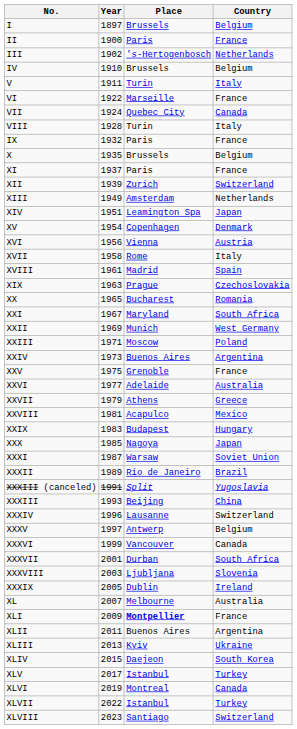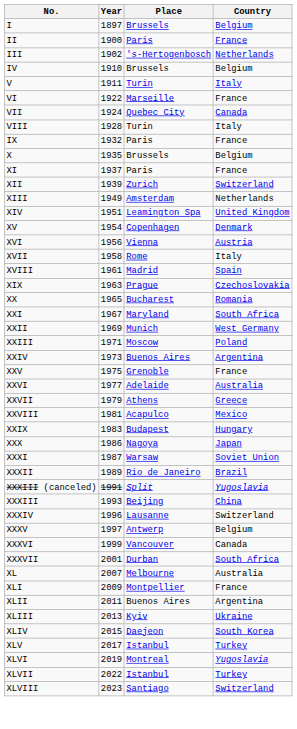(229, 213) Japan -> (253, 213) United Kingdom
(111, 444) 1985 -> (111, 444) 1986
- row: (25, 573)
- row: (20, 588)
(155, 617) bold -> (155, 588) normal
(231, 689) Canada -> (242, 660) Yugoslavia
